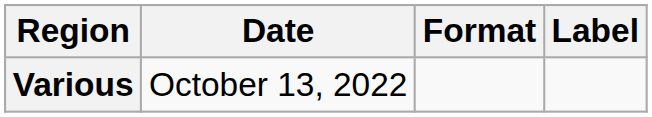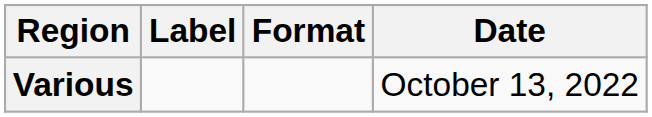columns swapped: (278, 31) <-> (595, 31)
